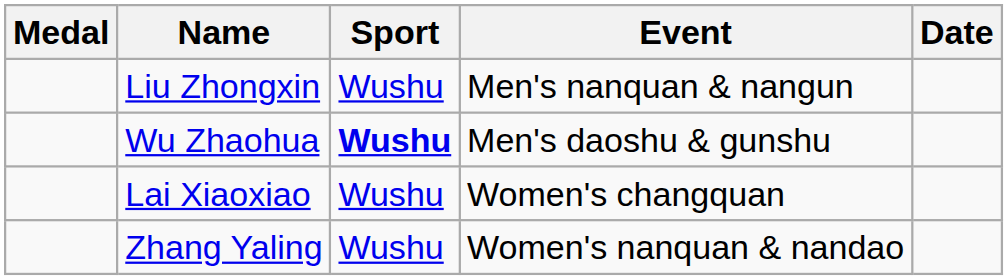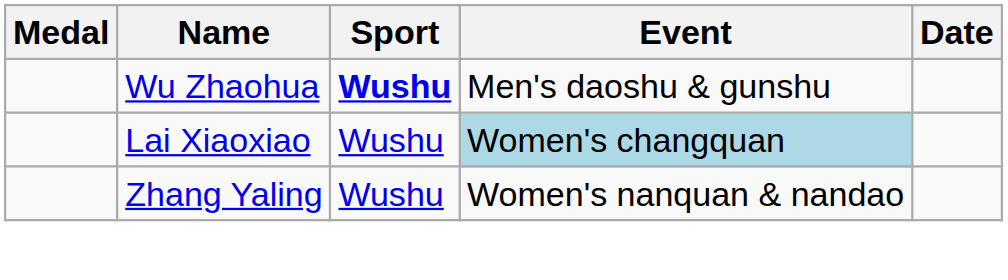- row: (223, 86)
(626, 194) no background -> (626, 140) lightblue background
